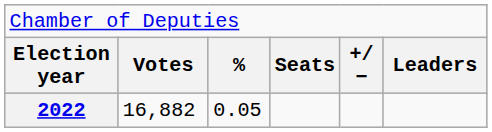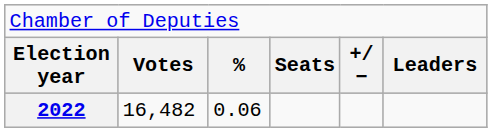(159, 110) 16,882 -> (159, 110) 16,482
(238, 110) 0.05 -> (238, 110) 0.06
